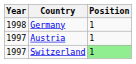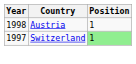- row: (48, 25)
(16, 38) 1997 -> (16, 25) 1998
